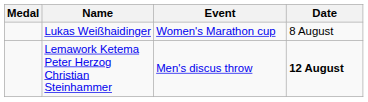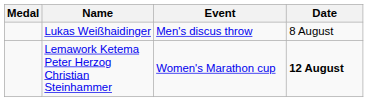(216, 31) Women's Marathon cup -> (204, 31) Men's discus throw
(204, 68) Men's discus throw -> (216, 68) Women's Marathon cup
